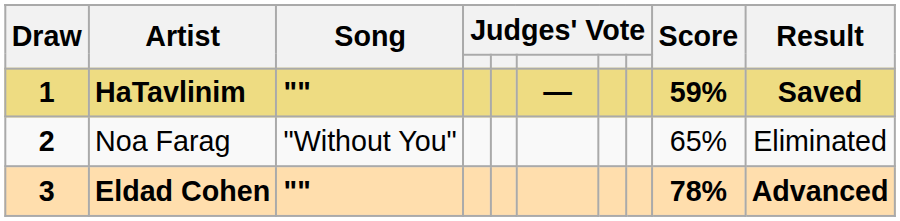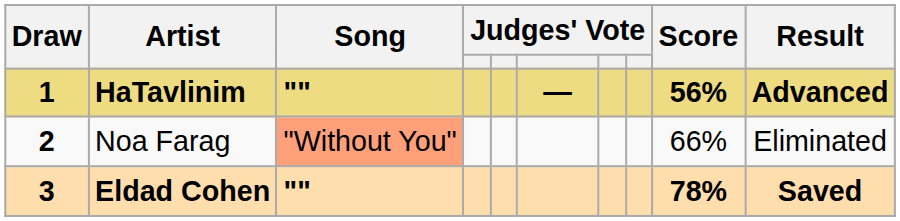(698, 93) 59% -> (698, 93) 56%
(820, 93) Saved -> (820, 93) Advanced
(370, 142) no background -> (370, 142) lightsalmon background
(698, 142) 65% -> (698, 142) 66%
(820, 191) Advanced -> (820, 191) Saved
